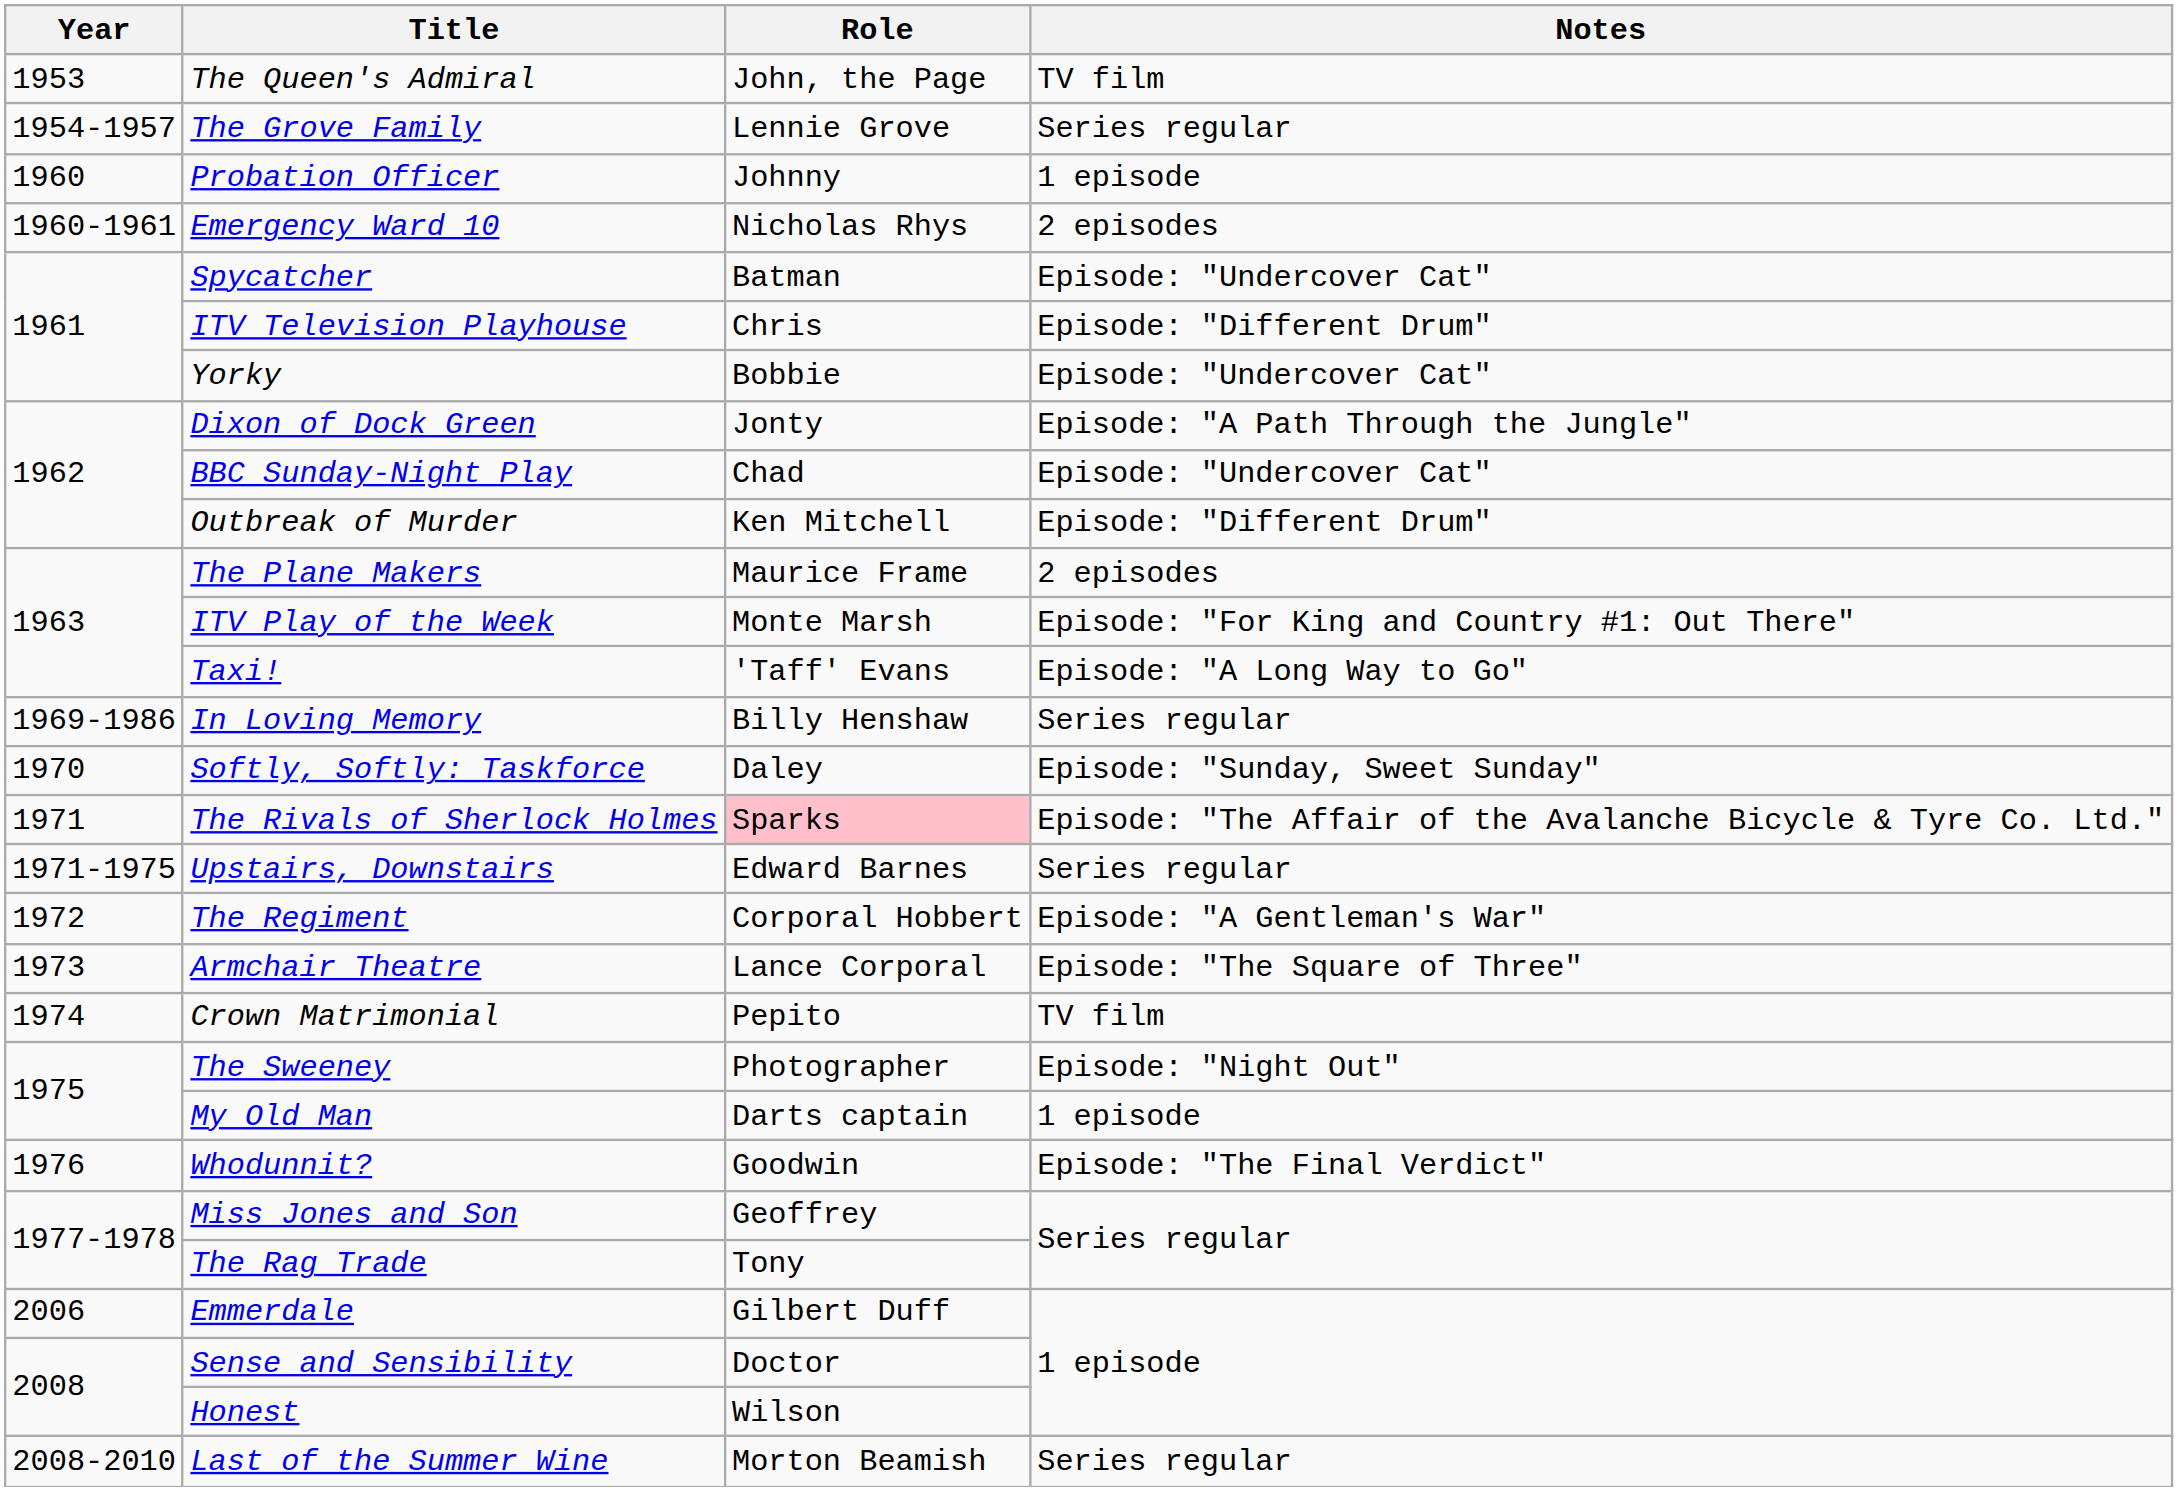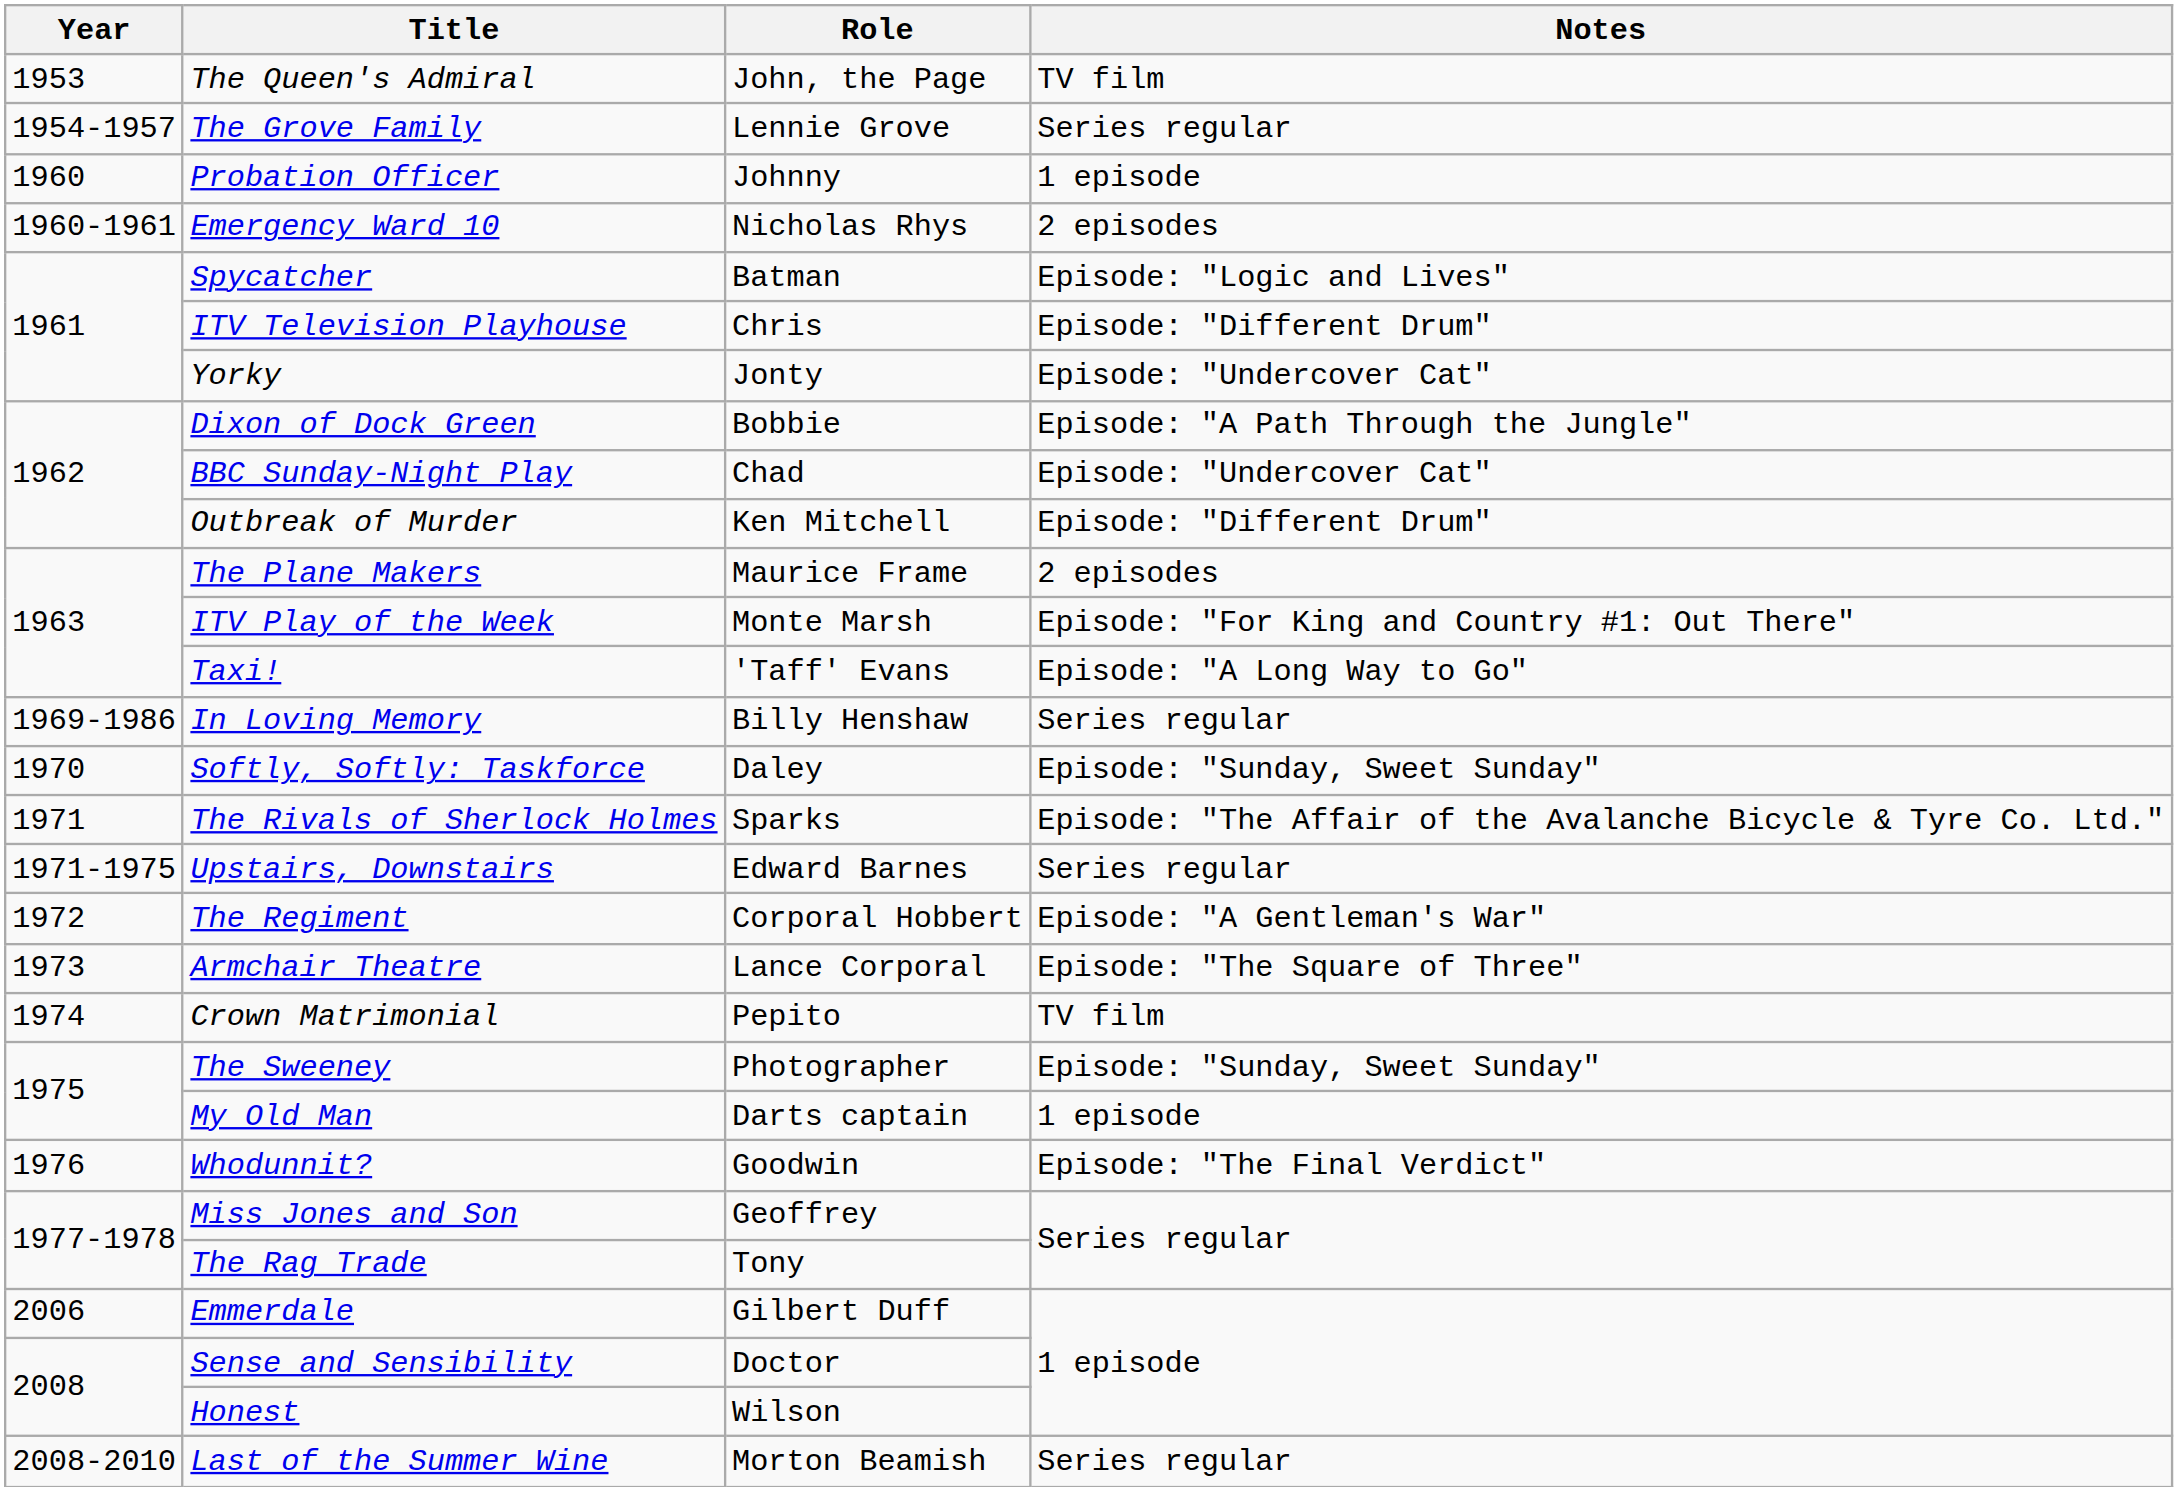(1264, 277) Episode: "Undercover Cat" -> (1274, 277) Episode: "Logic and Lives"
(787, 375) Bobbie -> (777, 375) Jonty
(777, 425) Jonty -> (787, 425) Bobbie
(787, 820) pink background -> (787, 820) no background
(1219, 1067) Episode: "Night Out" -> (1319, 1067) Episode: "Sunday, Sweet Sunday"
